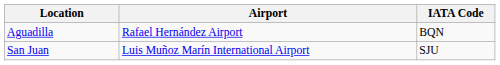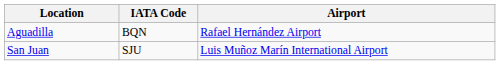columns swapped: (268, 13) <-> (456, 13)
